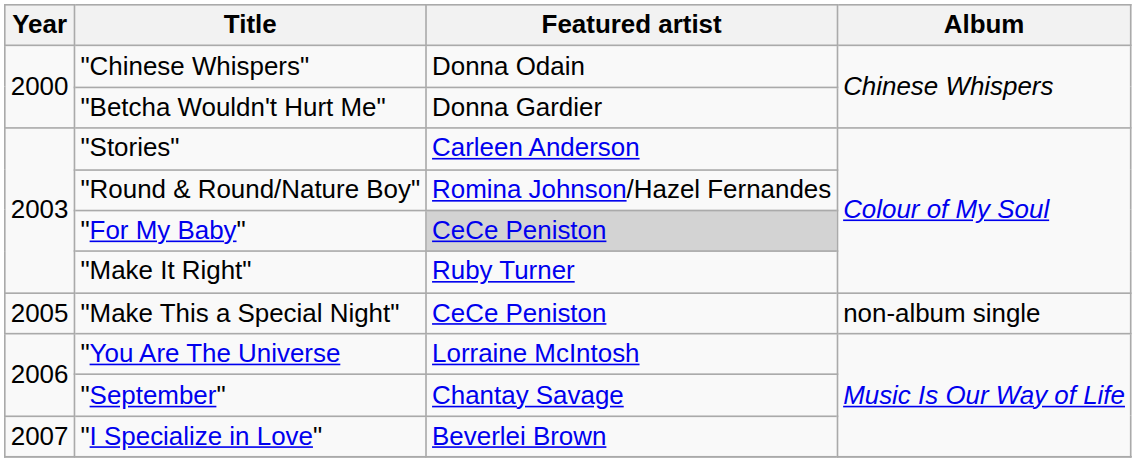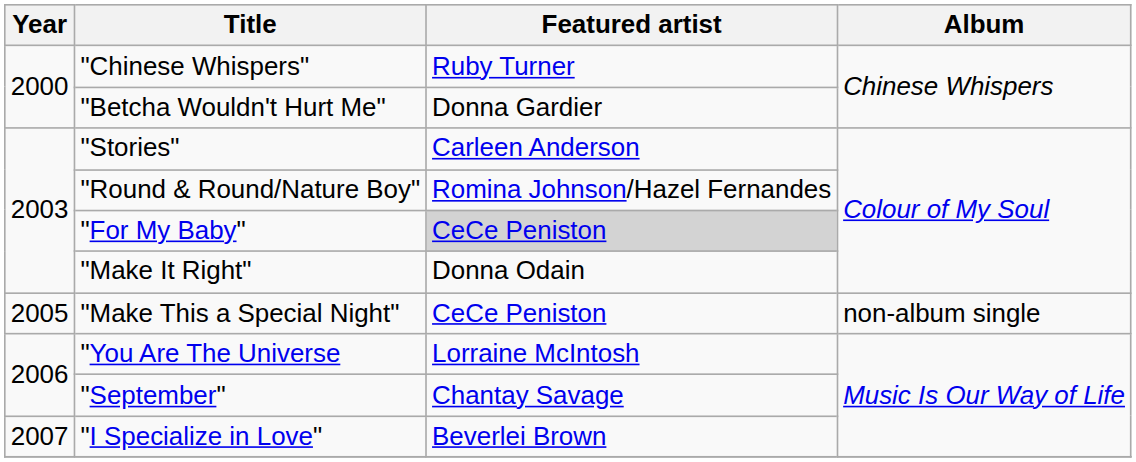(508, 66) Donna Odain -> (503, 66) Ruby Turner
(503, 271) Ruby Turner -> (508, 271) Donna Odain
